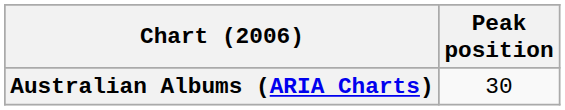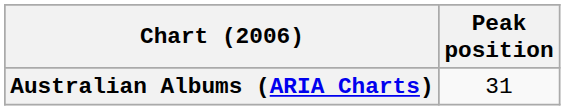(499, 87) 30 -> (499, 87) 31
